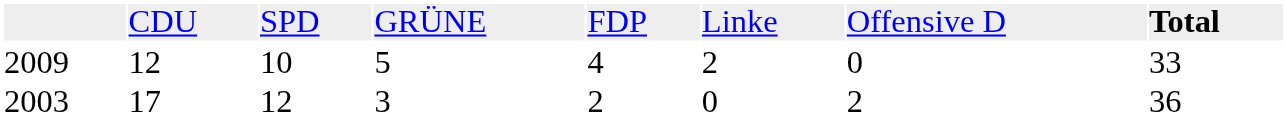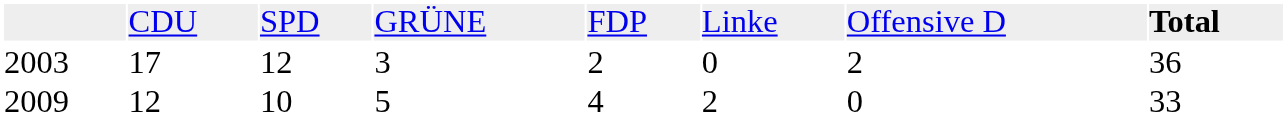rows swapped: (37, 62) <-> (37, 100)
